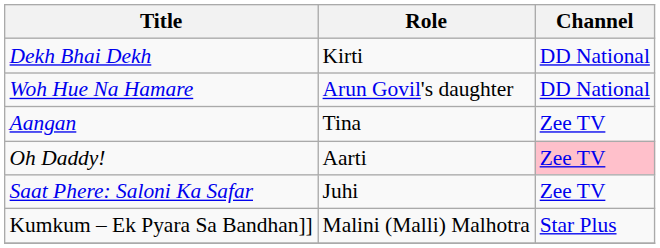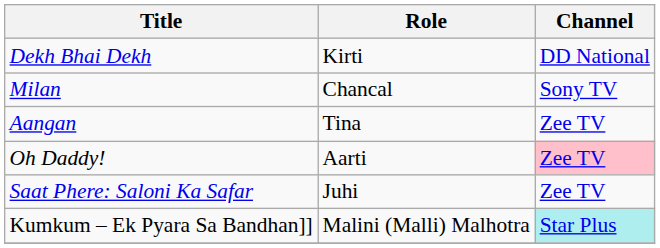- row: (101, 89)
+ row: (35, 89)
(578, 225) no background -> (578, 225) paleturquoise background
